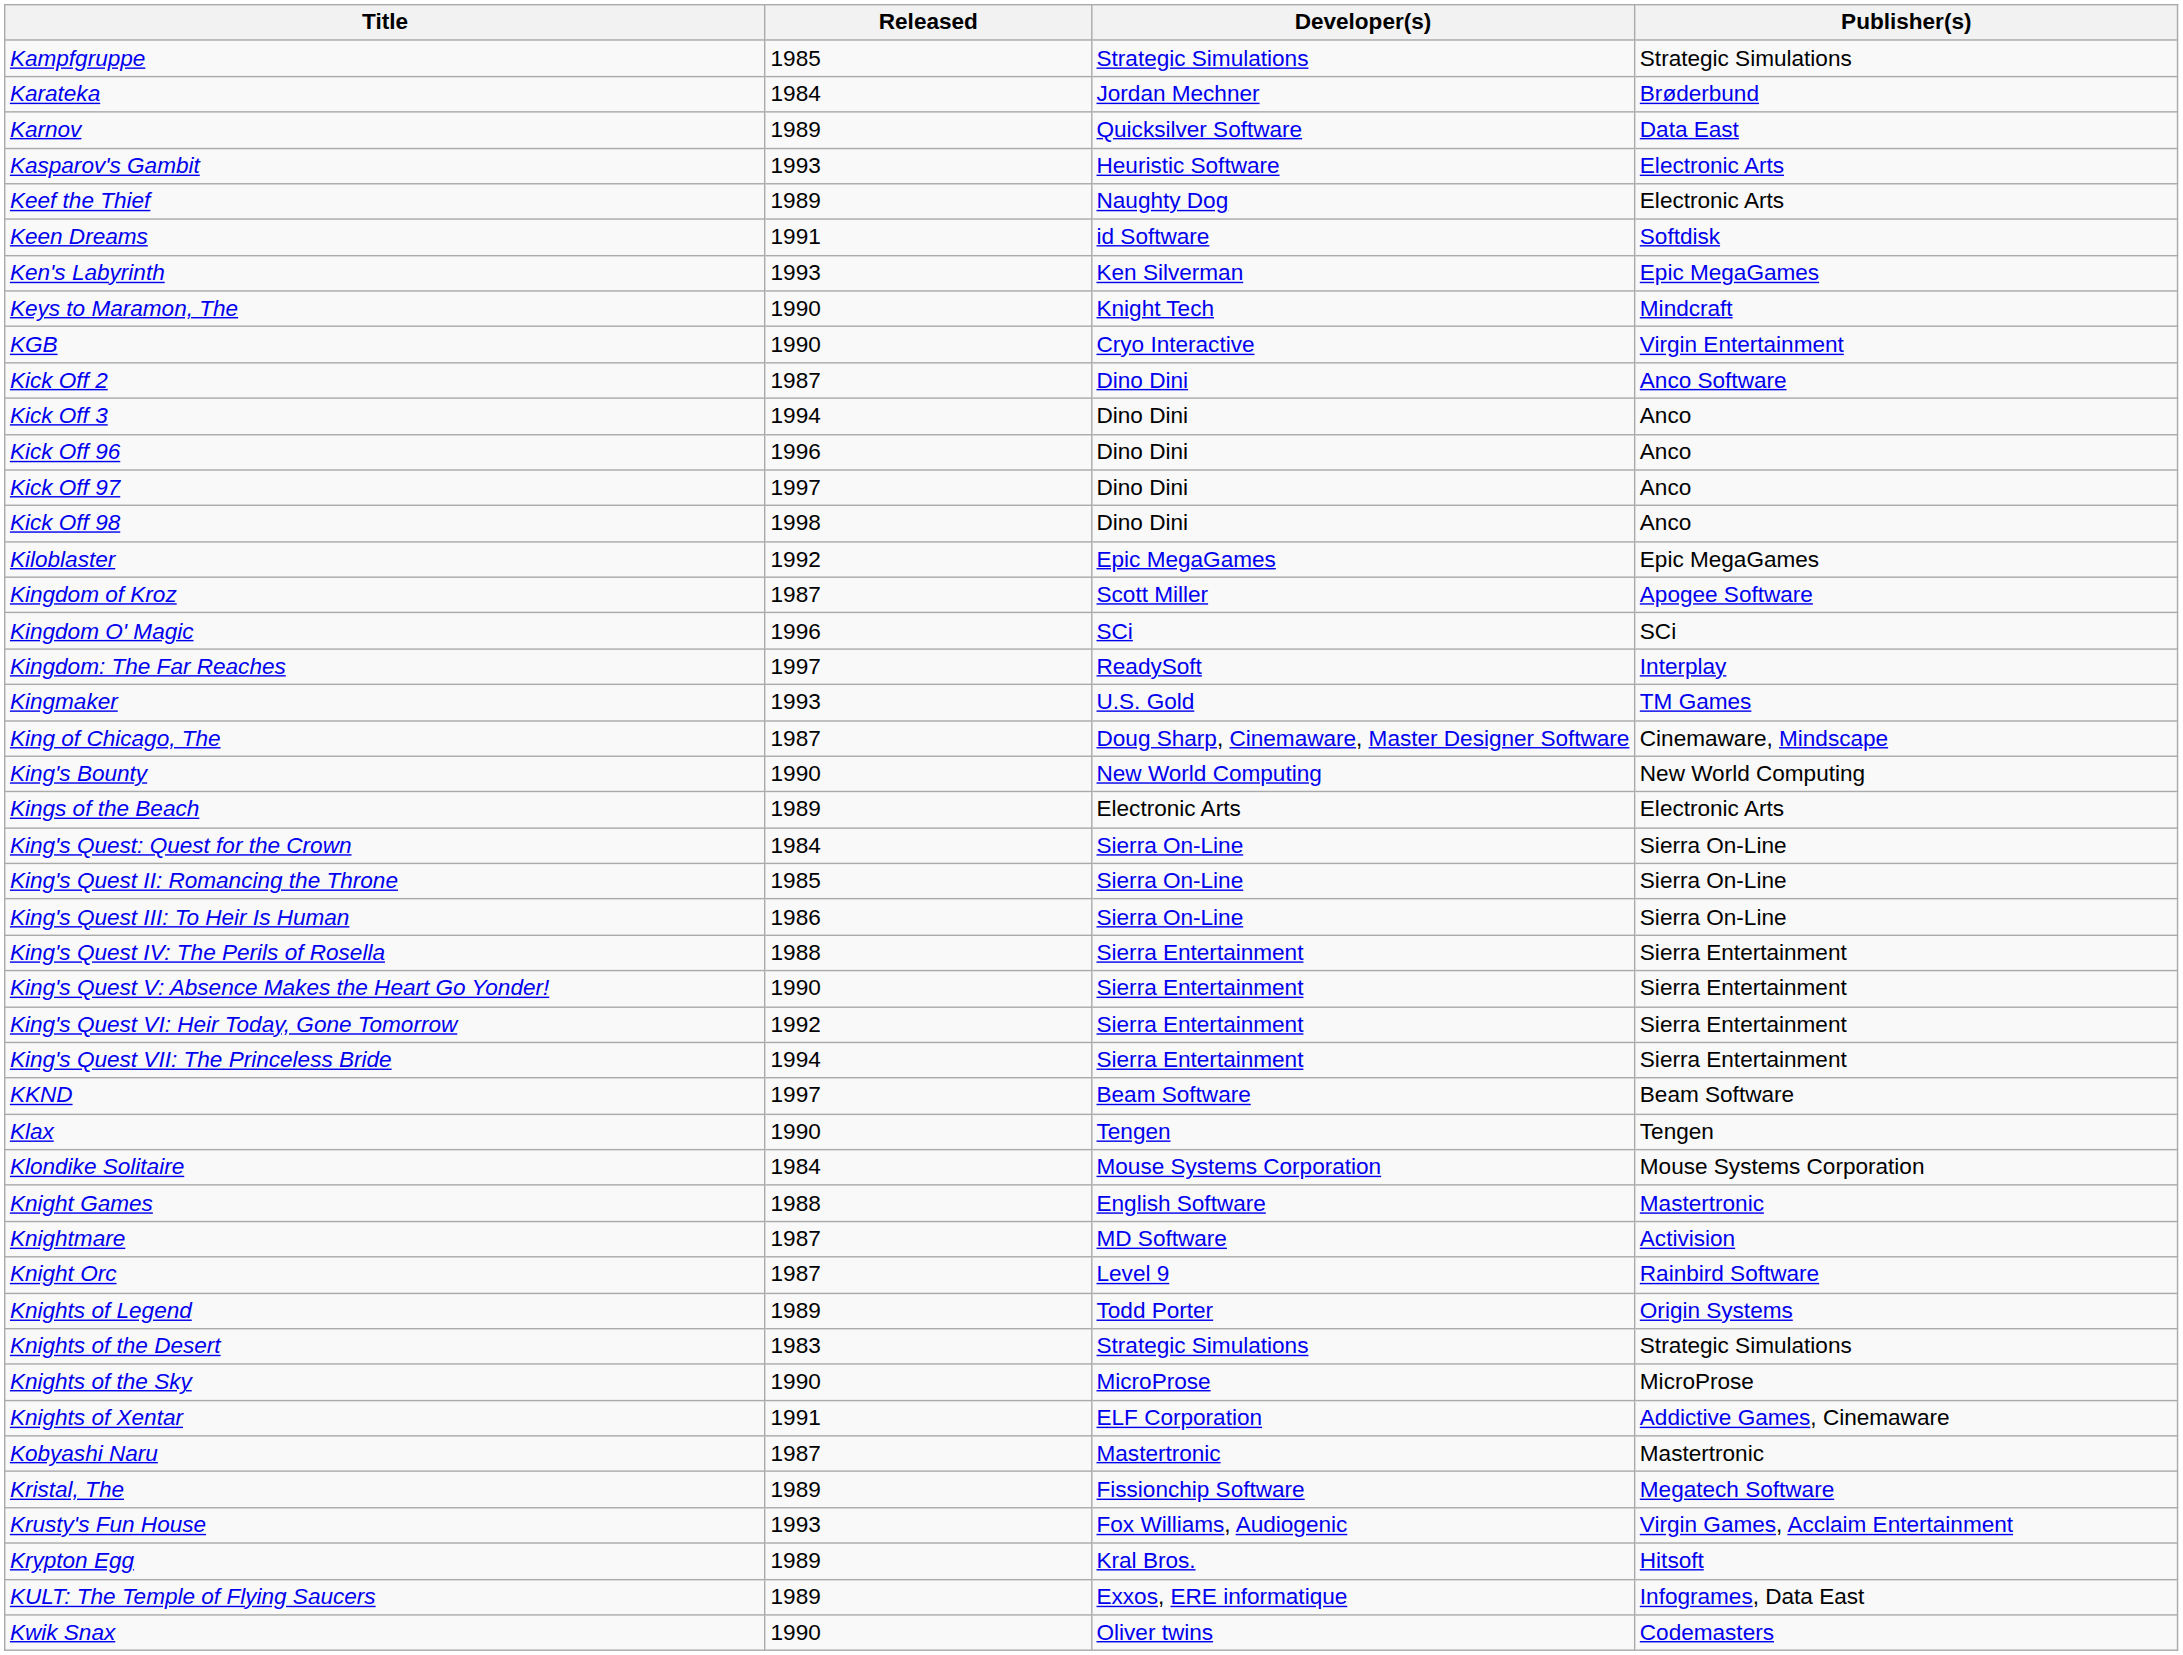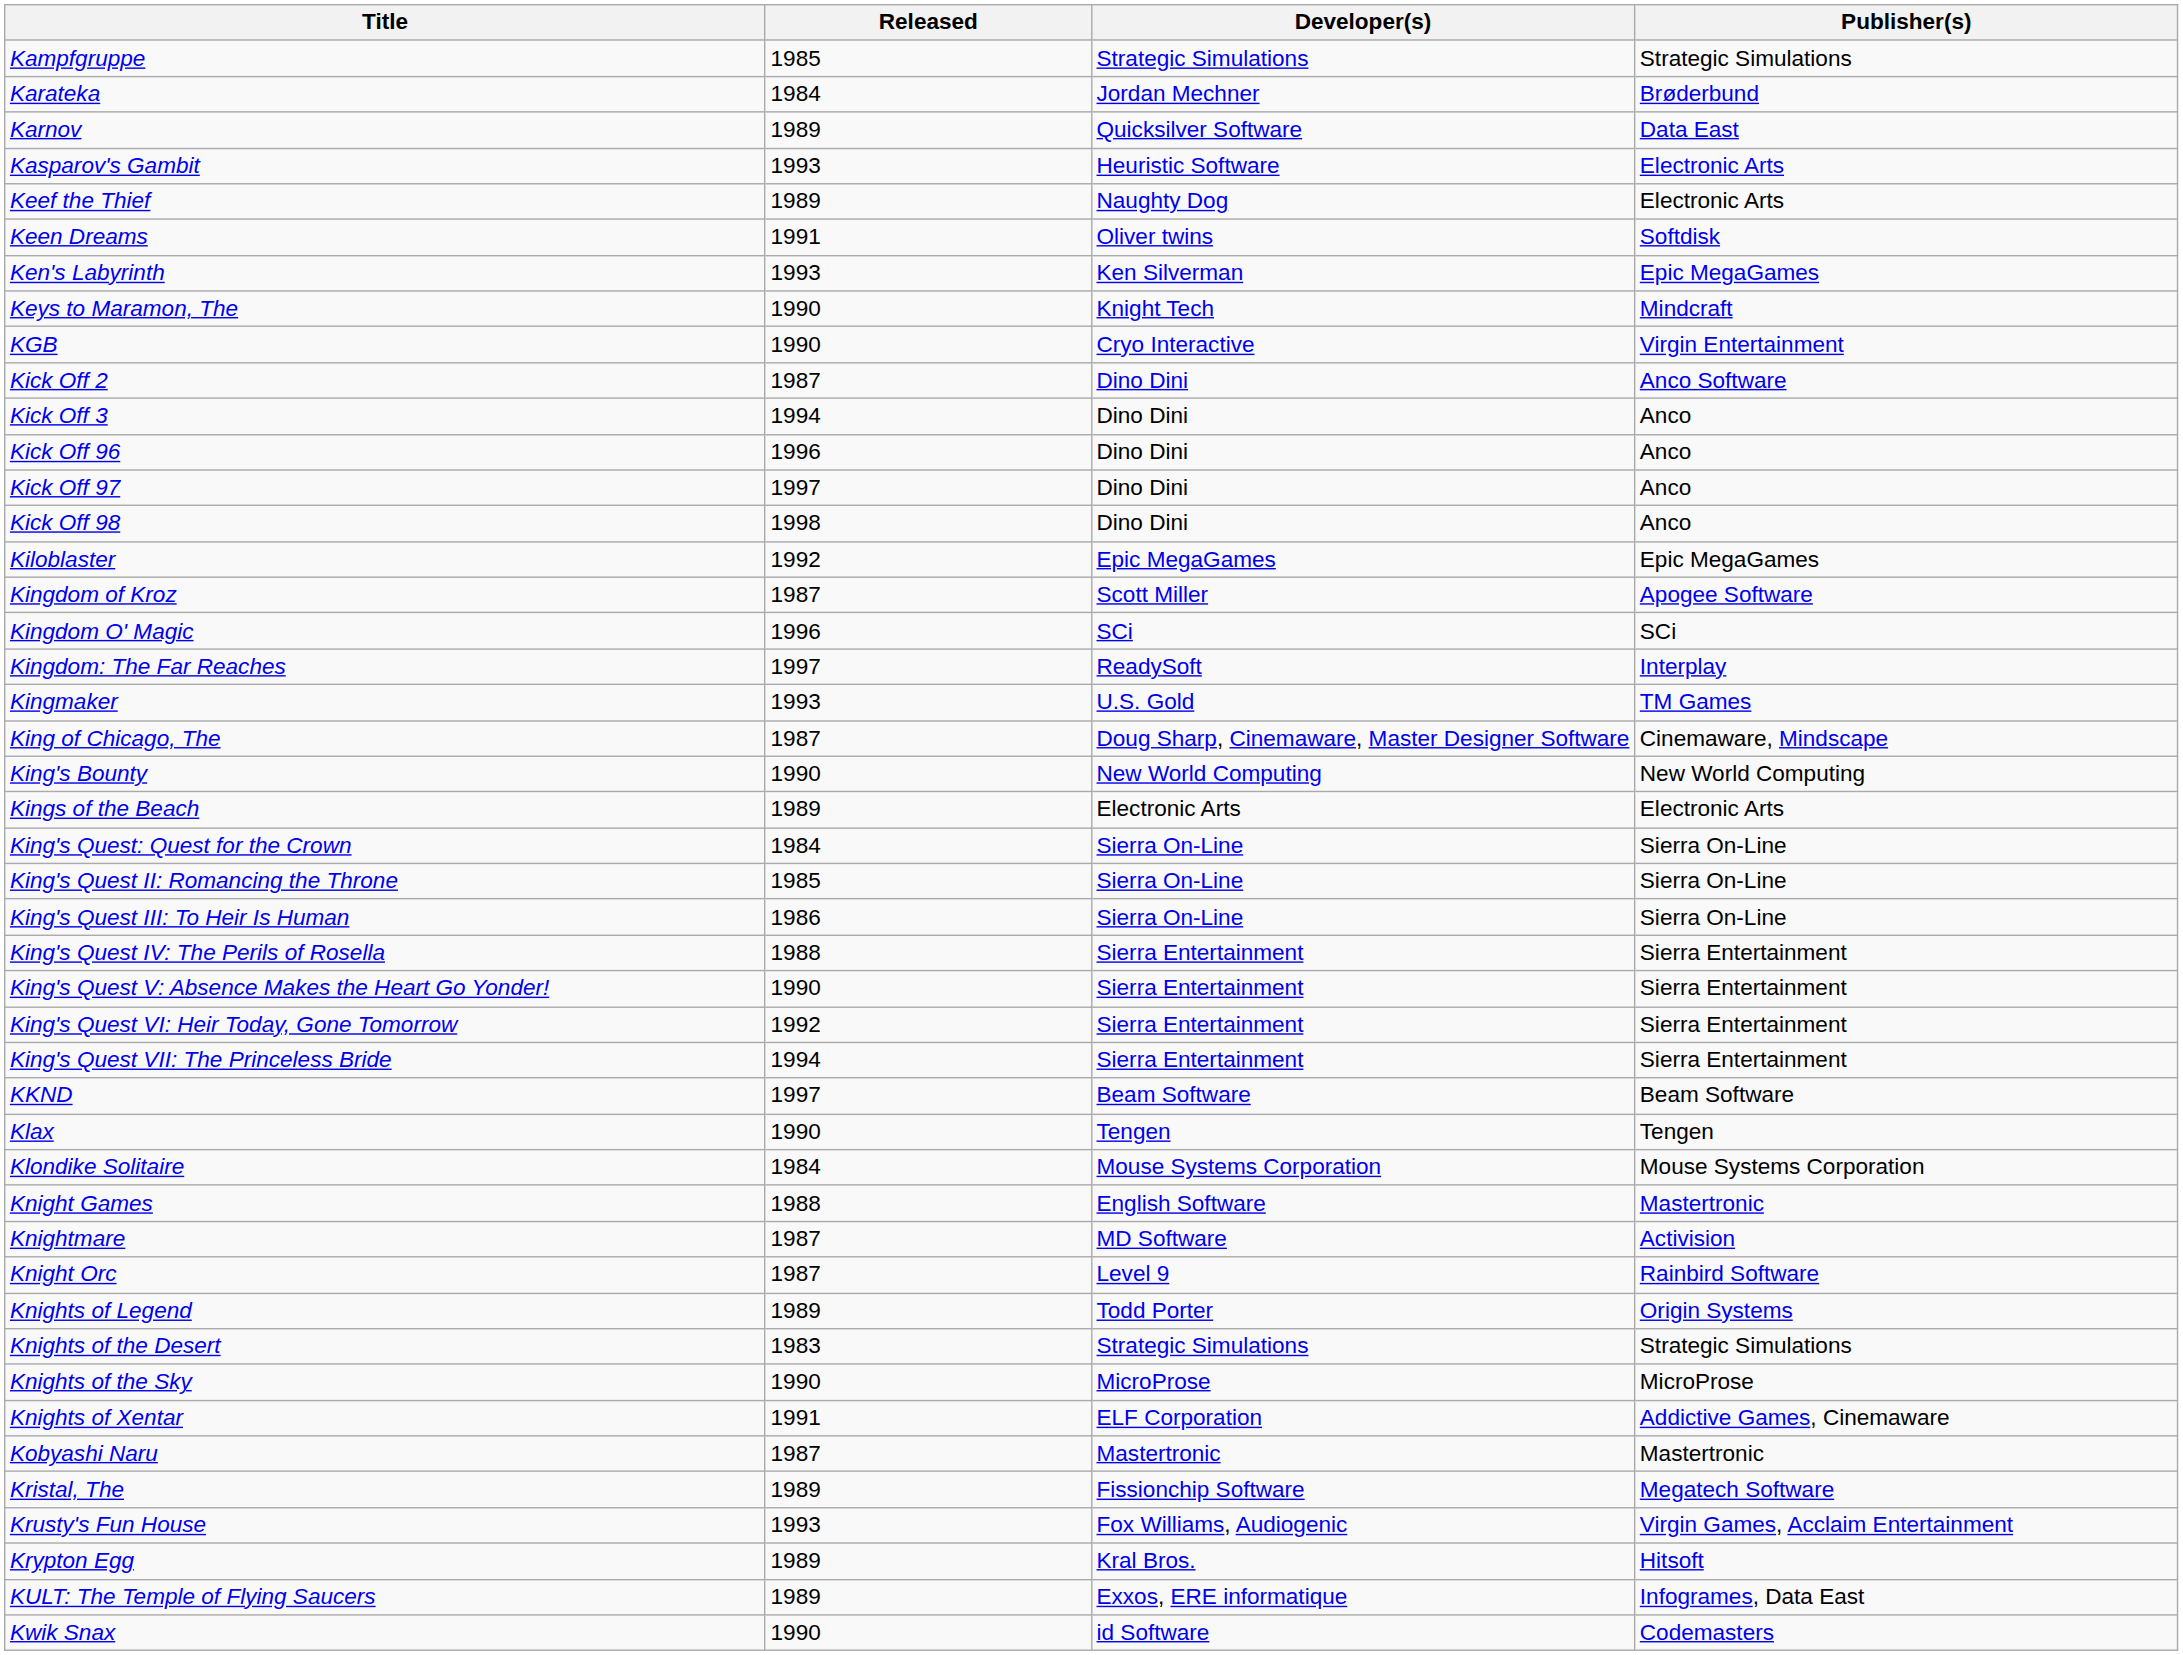(1153, 237) id Software -> (1155, 237) Oliver twins
(1155, 1632) Oliver twins -> (1153, 1632) id Software
